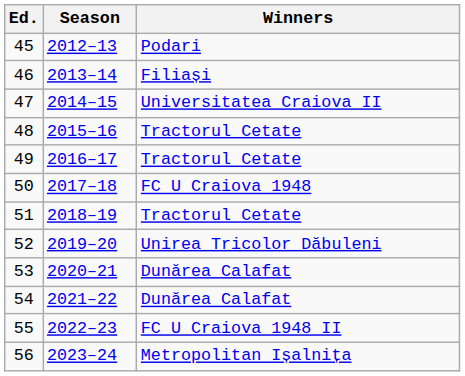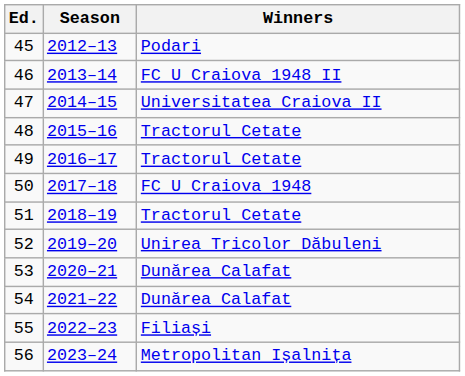(176, 75) Filiași -> (241, 75) FC U Craiova 1948 II
(241, 328) FC U Craiova 1948 II -> (176, 328) Filiași
